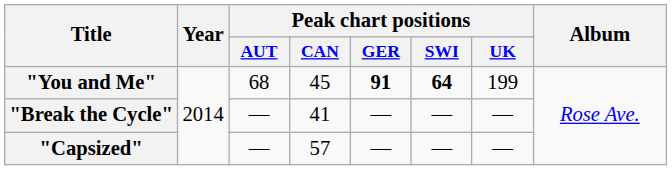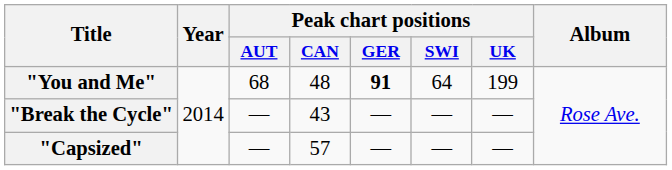(320, 82) 45 -> (320, 82) 48
(442, 82) bold -> (442, 82) normal
(320, 115) 41 -> (320, 115) 43
